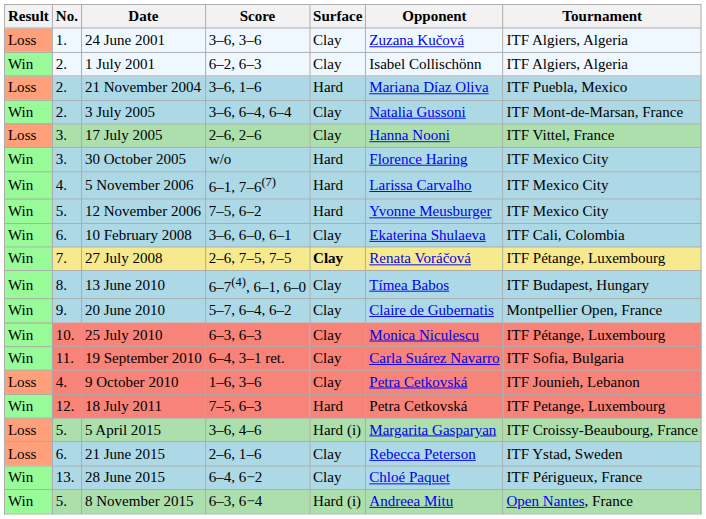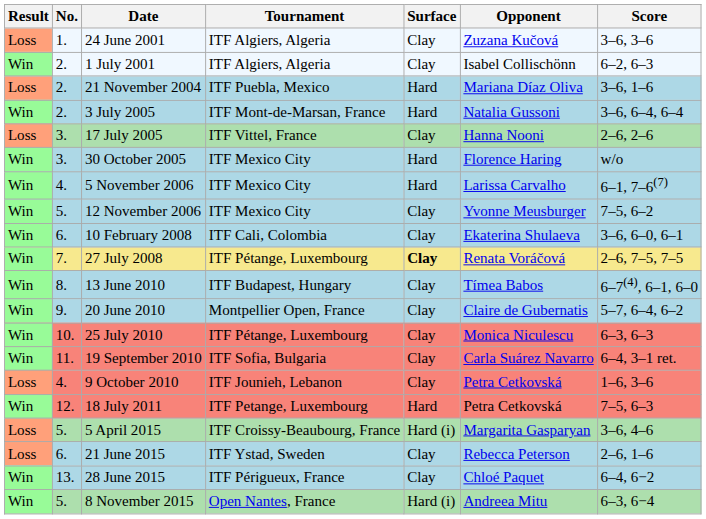columns swapped: (602, 16) <-> (257, 16)
(327, 111) Clay -> (422, 111) Hard
(328, 211) Hard -> (421, 211) Clay
